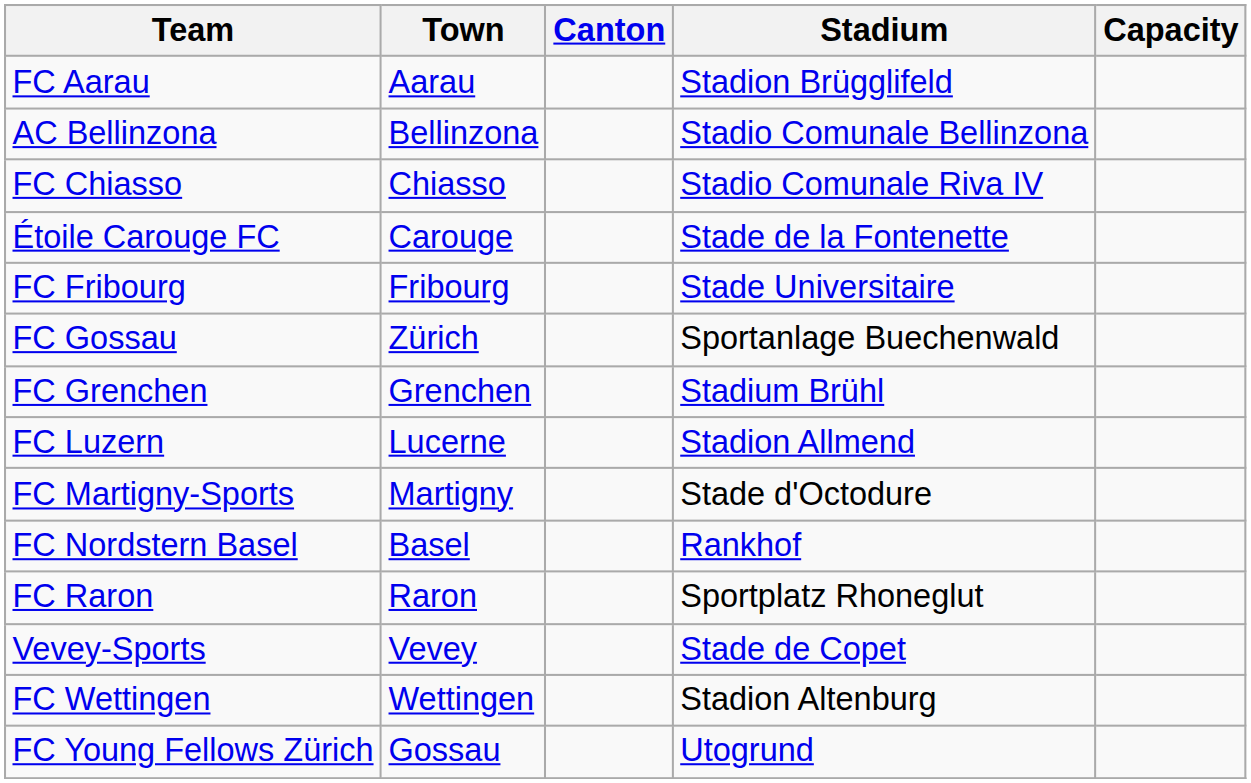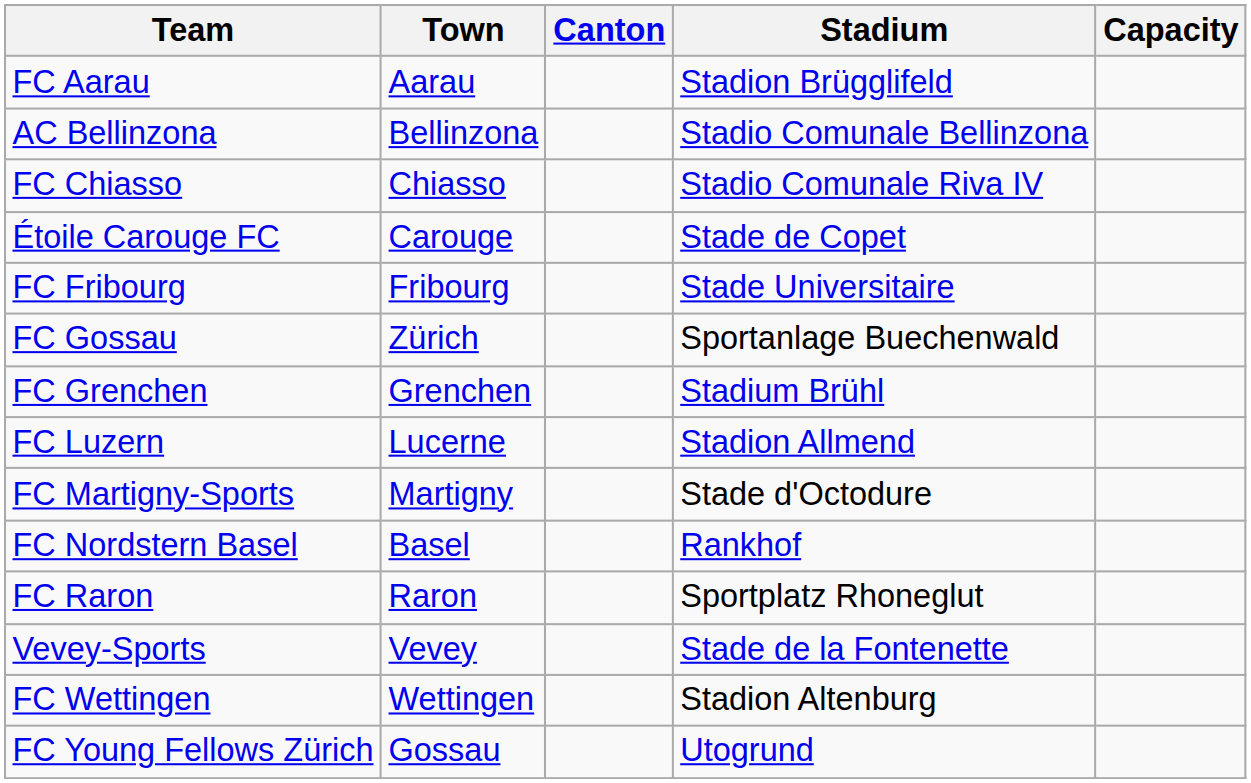(845, 236) Stade de la Fontenette -> (793, 236) Stade de Copet
(793, 648) Stade de Copet -> (845, 648) Stade de la Fontenette
